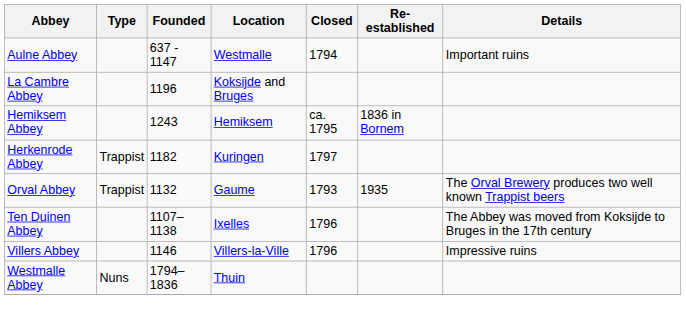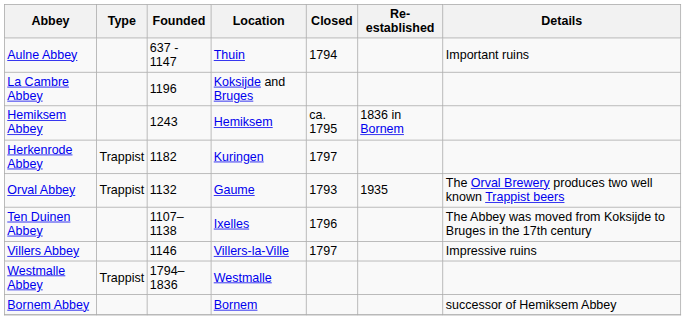(243, 55) Westmalle -> (229, 55) Thuin
(323, 251) 1796 -> (323, 251) 1797
(114, 278) Nuns -> (122, 278) Trappist
(229, 278) Thuin -> (243, 278) Westmalle
+ row: (48, 304)
